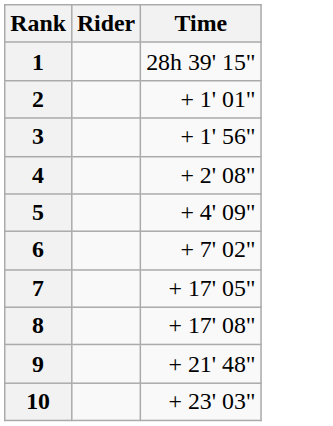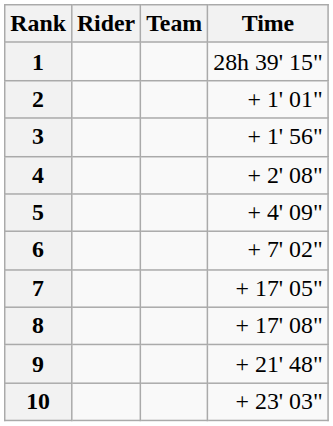+ column: (174, 23)
